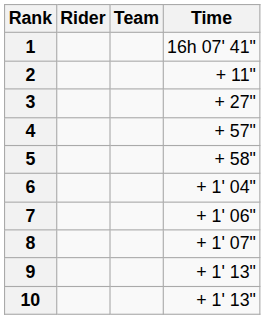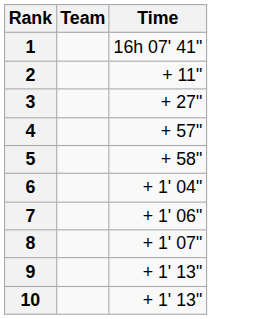- column: (83, 18)
